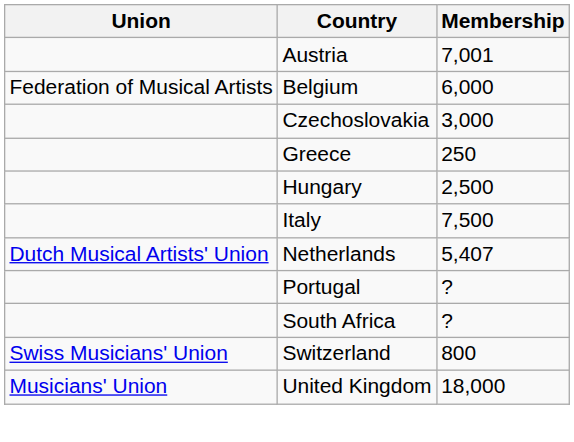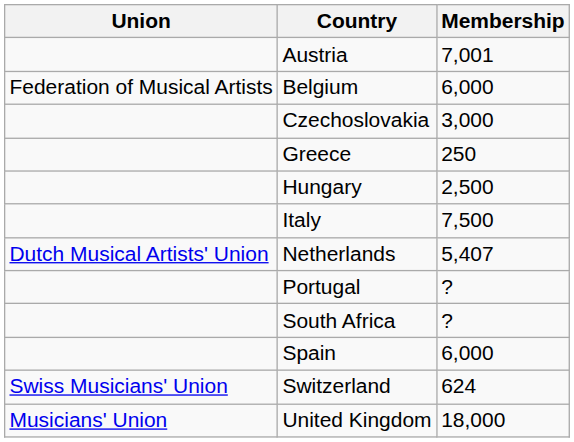+ row: (309, 353)
(459, 353) 800 -> (459, 386) 624
